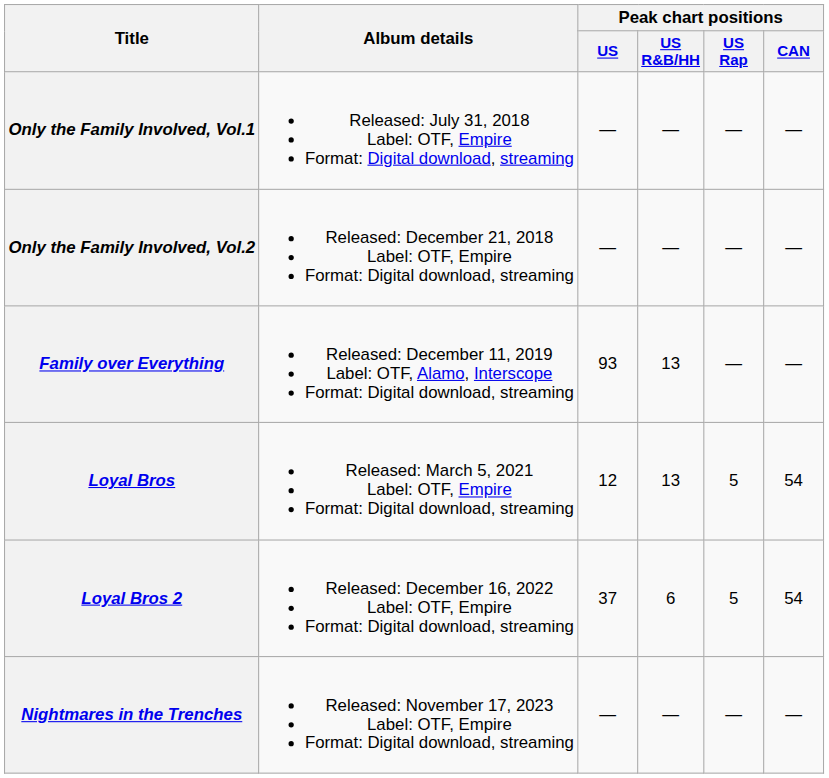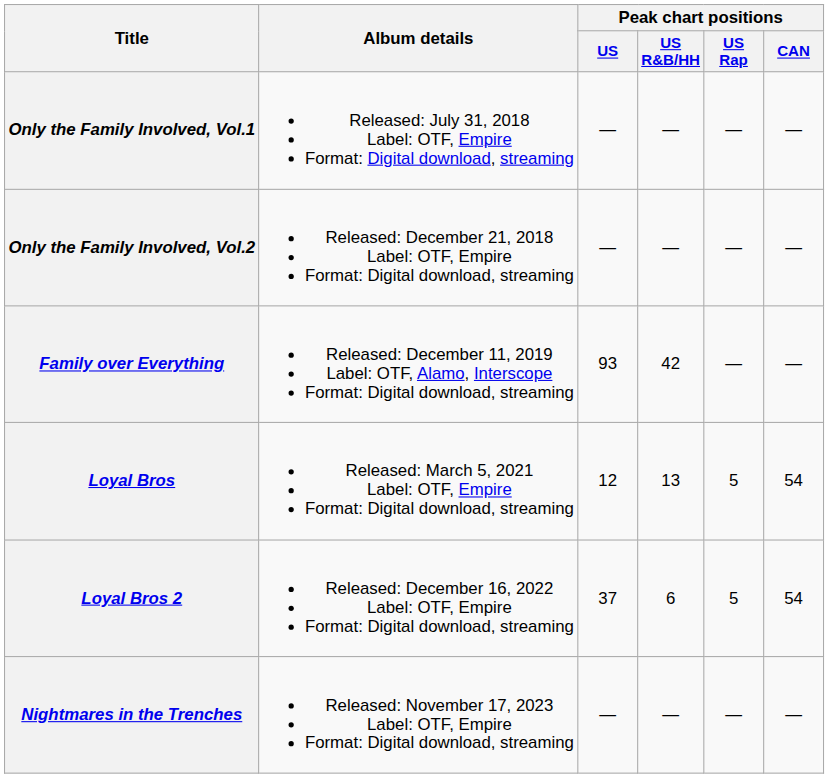(671, 364) 13 -> (671, 364) 42
